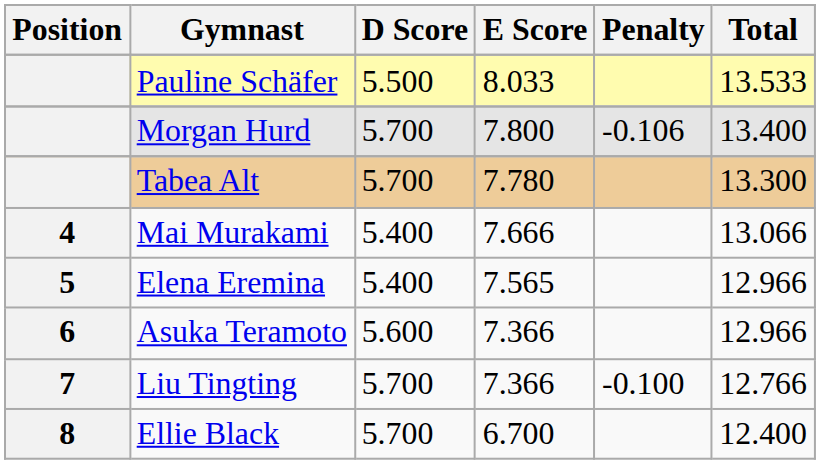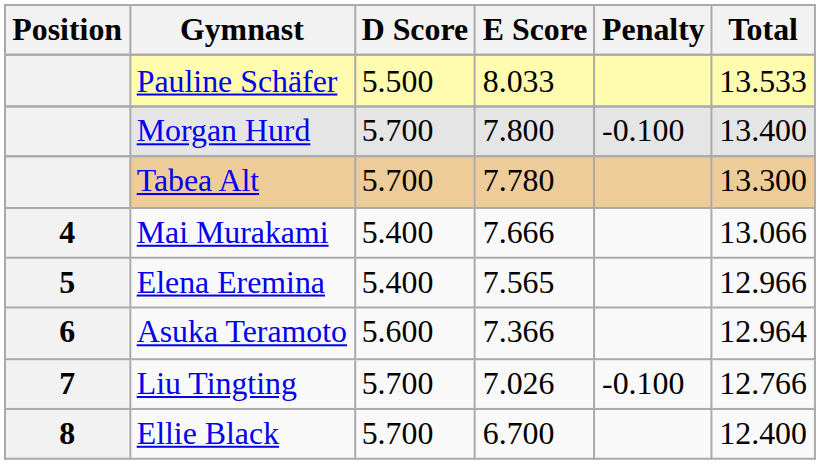(643, 130) -0.106 -> (643, 130) -0.100
(763, 332) 12.966 -> (763, 332) 12.964
(519, 383) 7.366 -> (519, 383) 7.026
